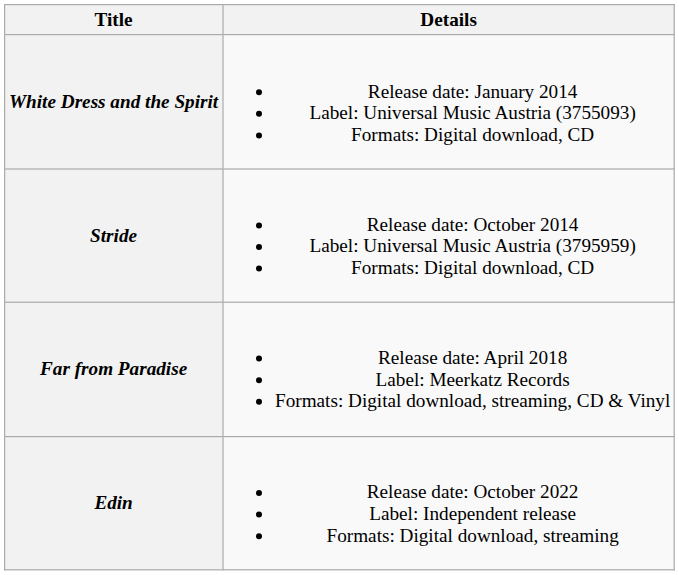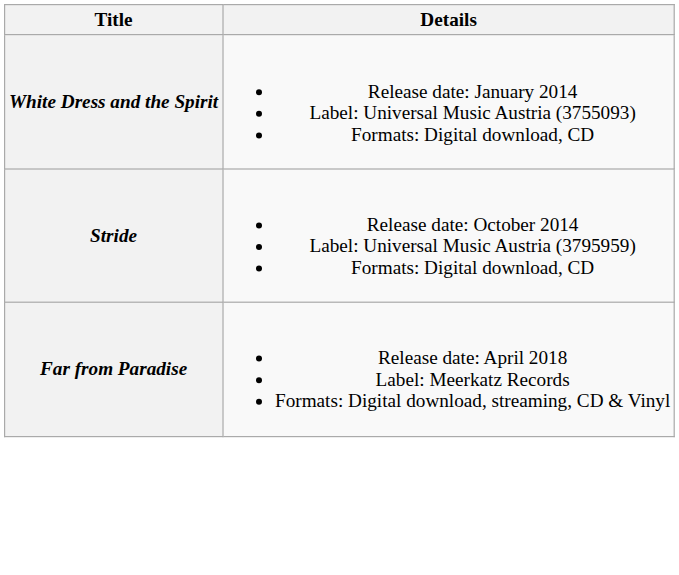- row: (114, 502)
